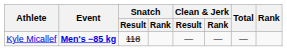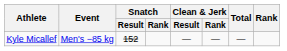(88, 39) bold -> (87, 39) normal
(133, 39) 118 -> (131, 39) 152
